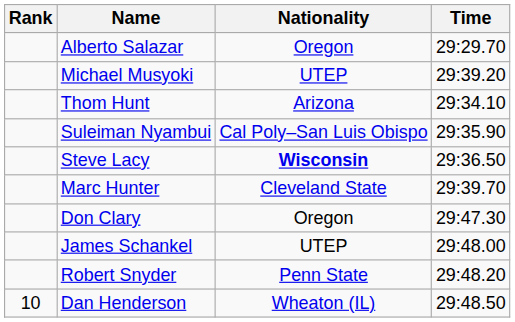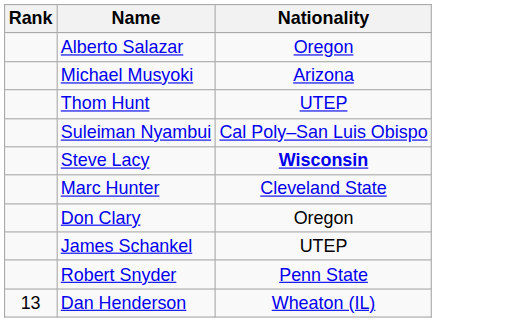- column: (471, 18)
(324, 75) UTEP -> (324, 75) Arizona
(324, 103) Arizona -> (324, 103) UTEP
(31, 302) 10 -> (31, 302) 13
